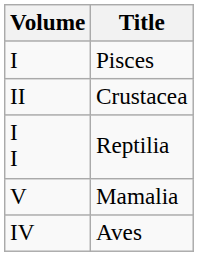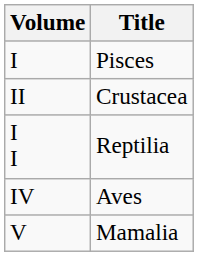rows swapped: (22, 232) <-> (18, 196)
